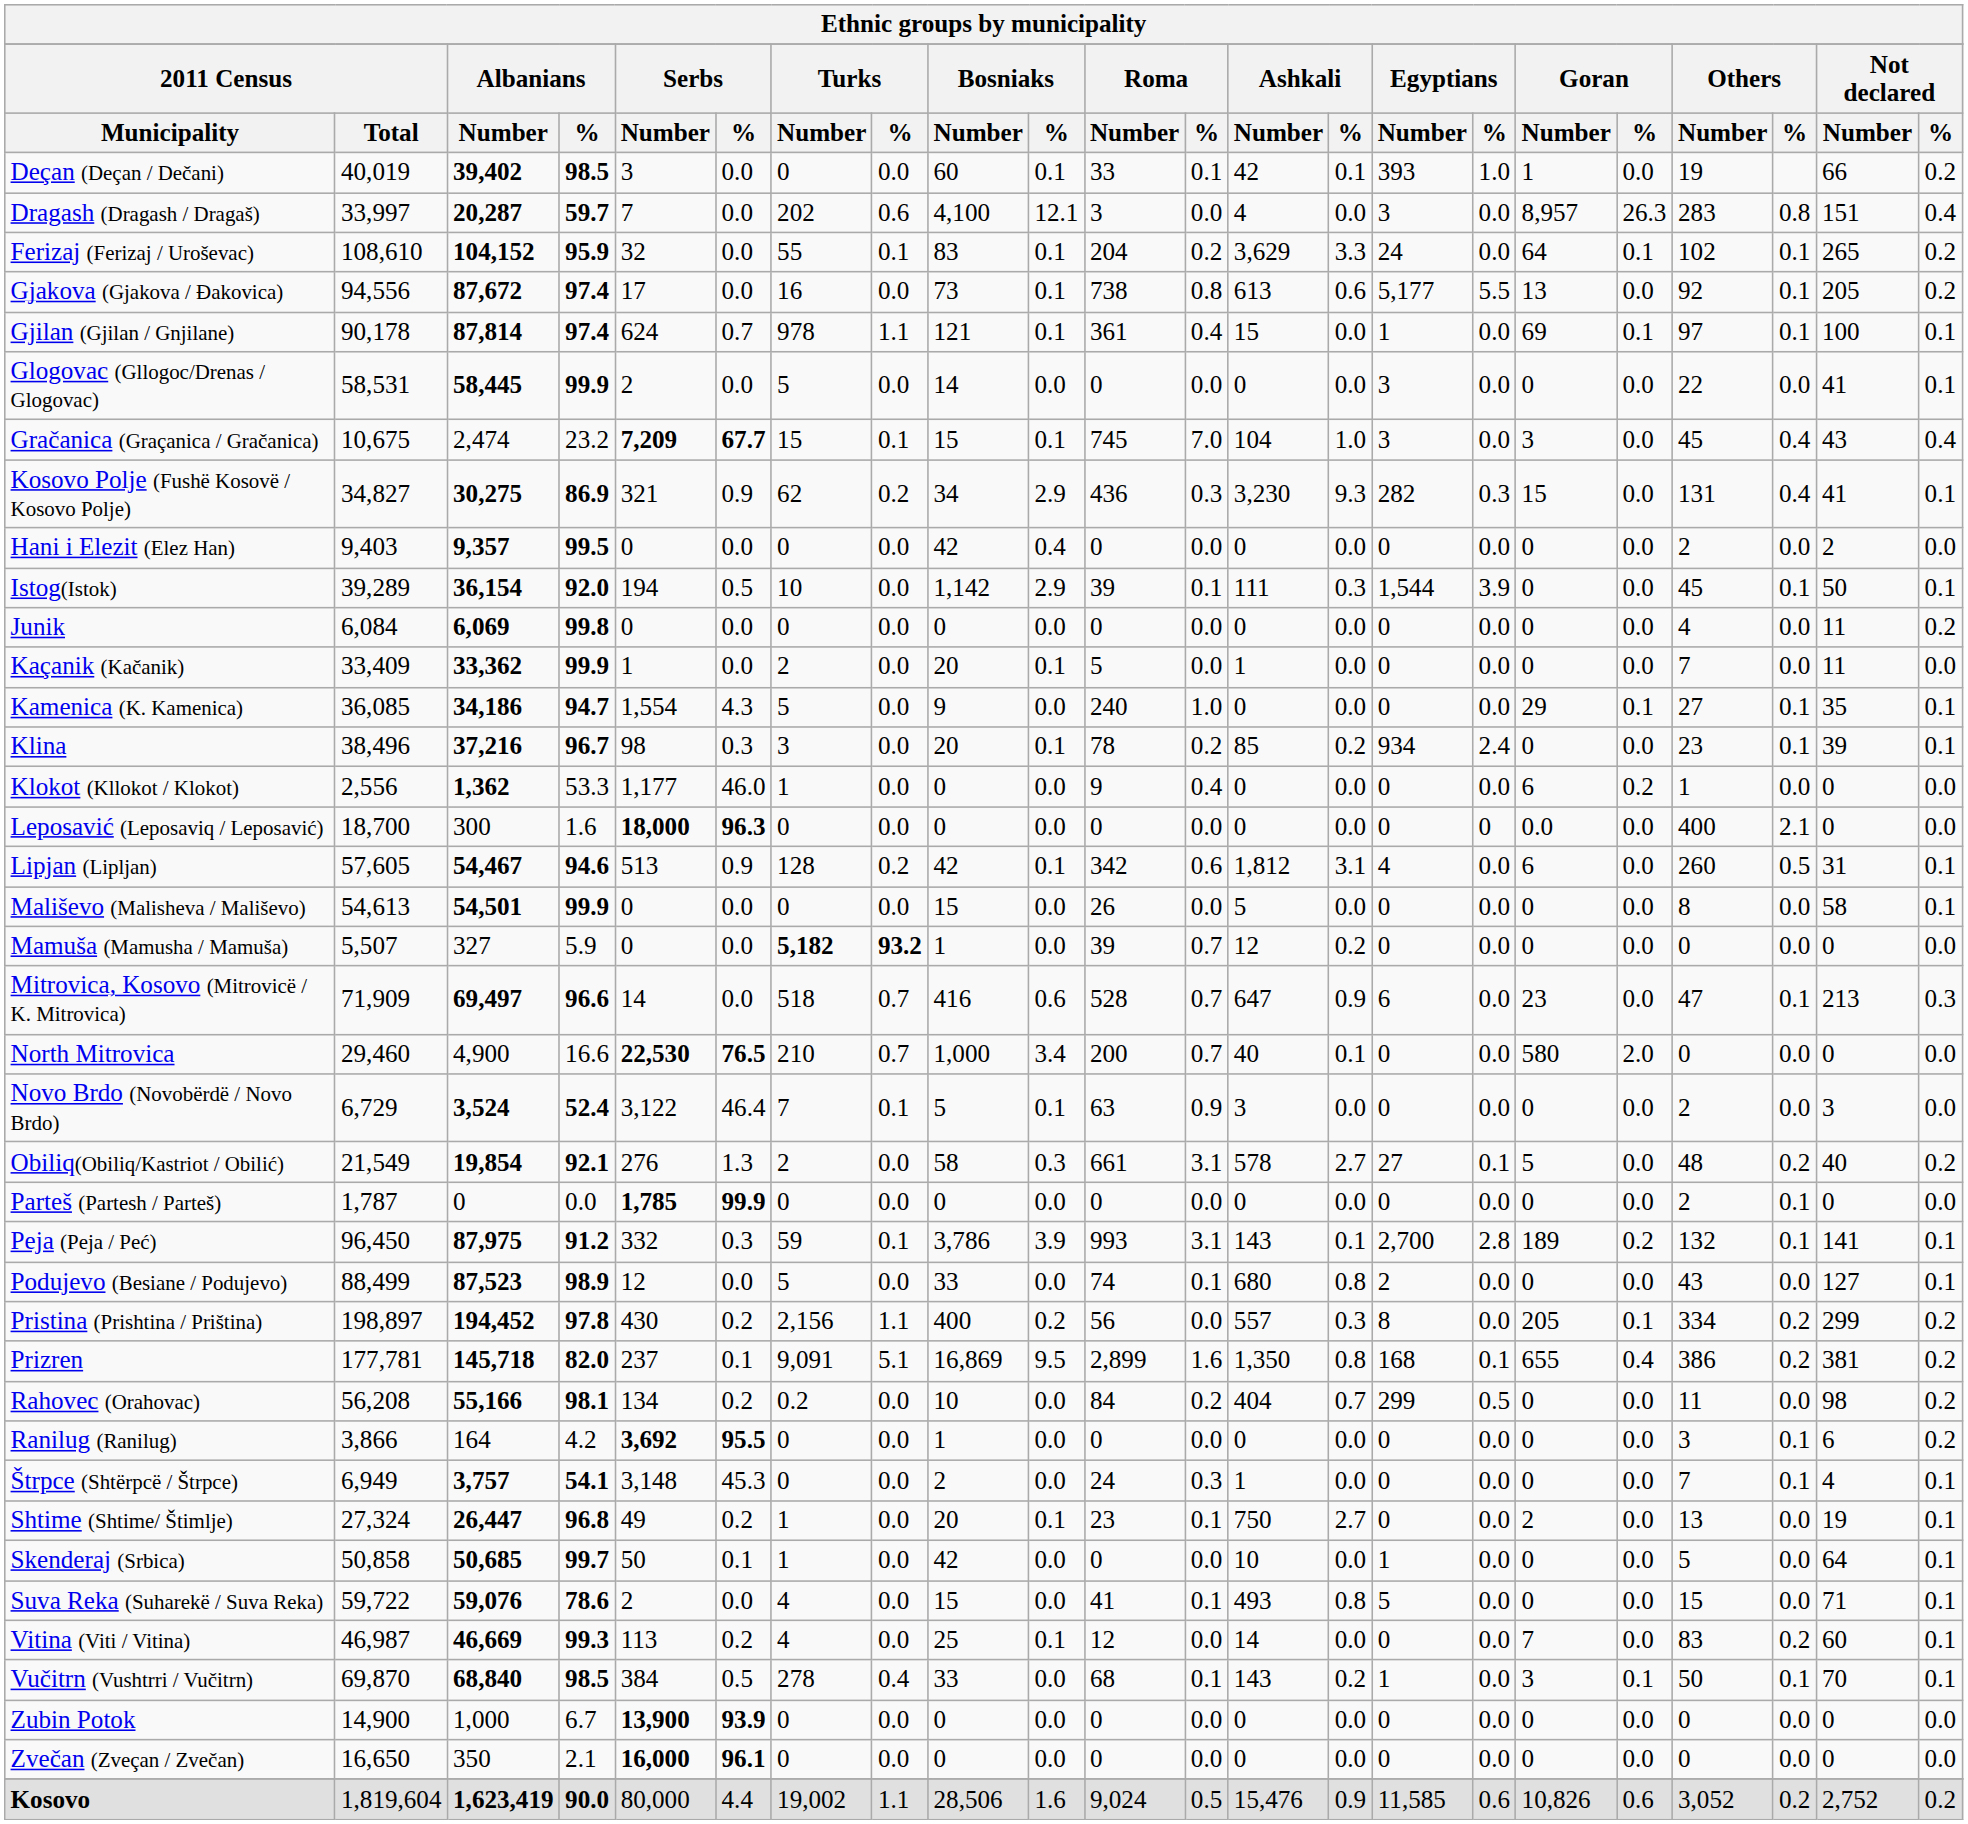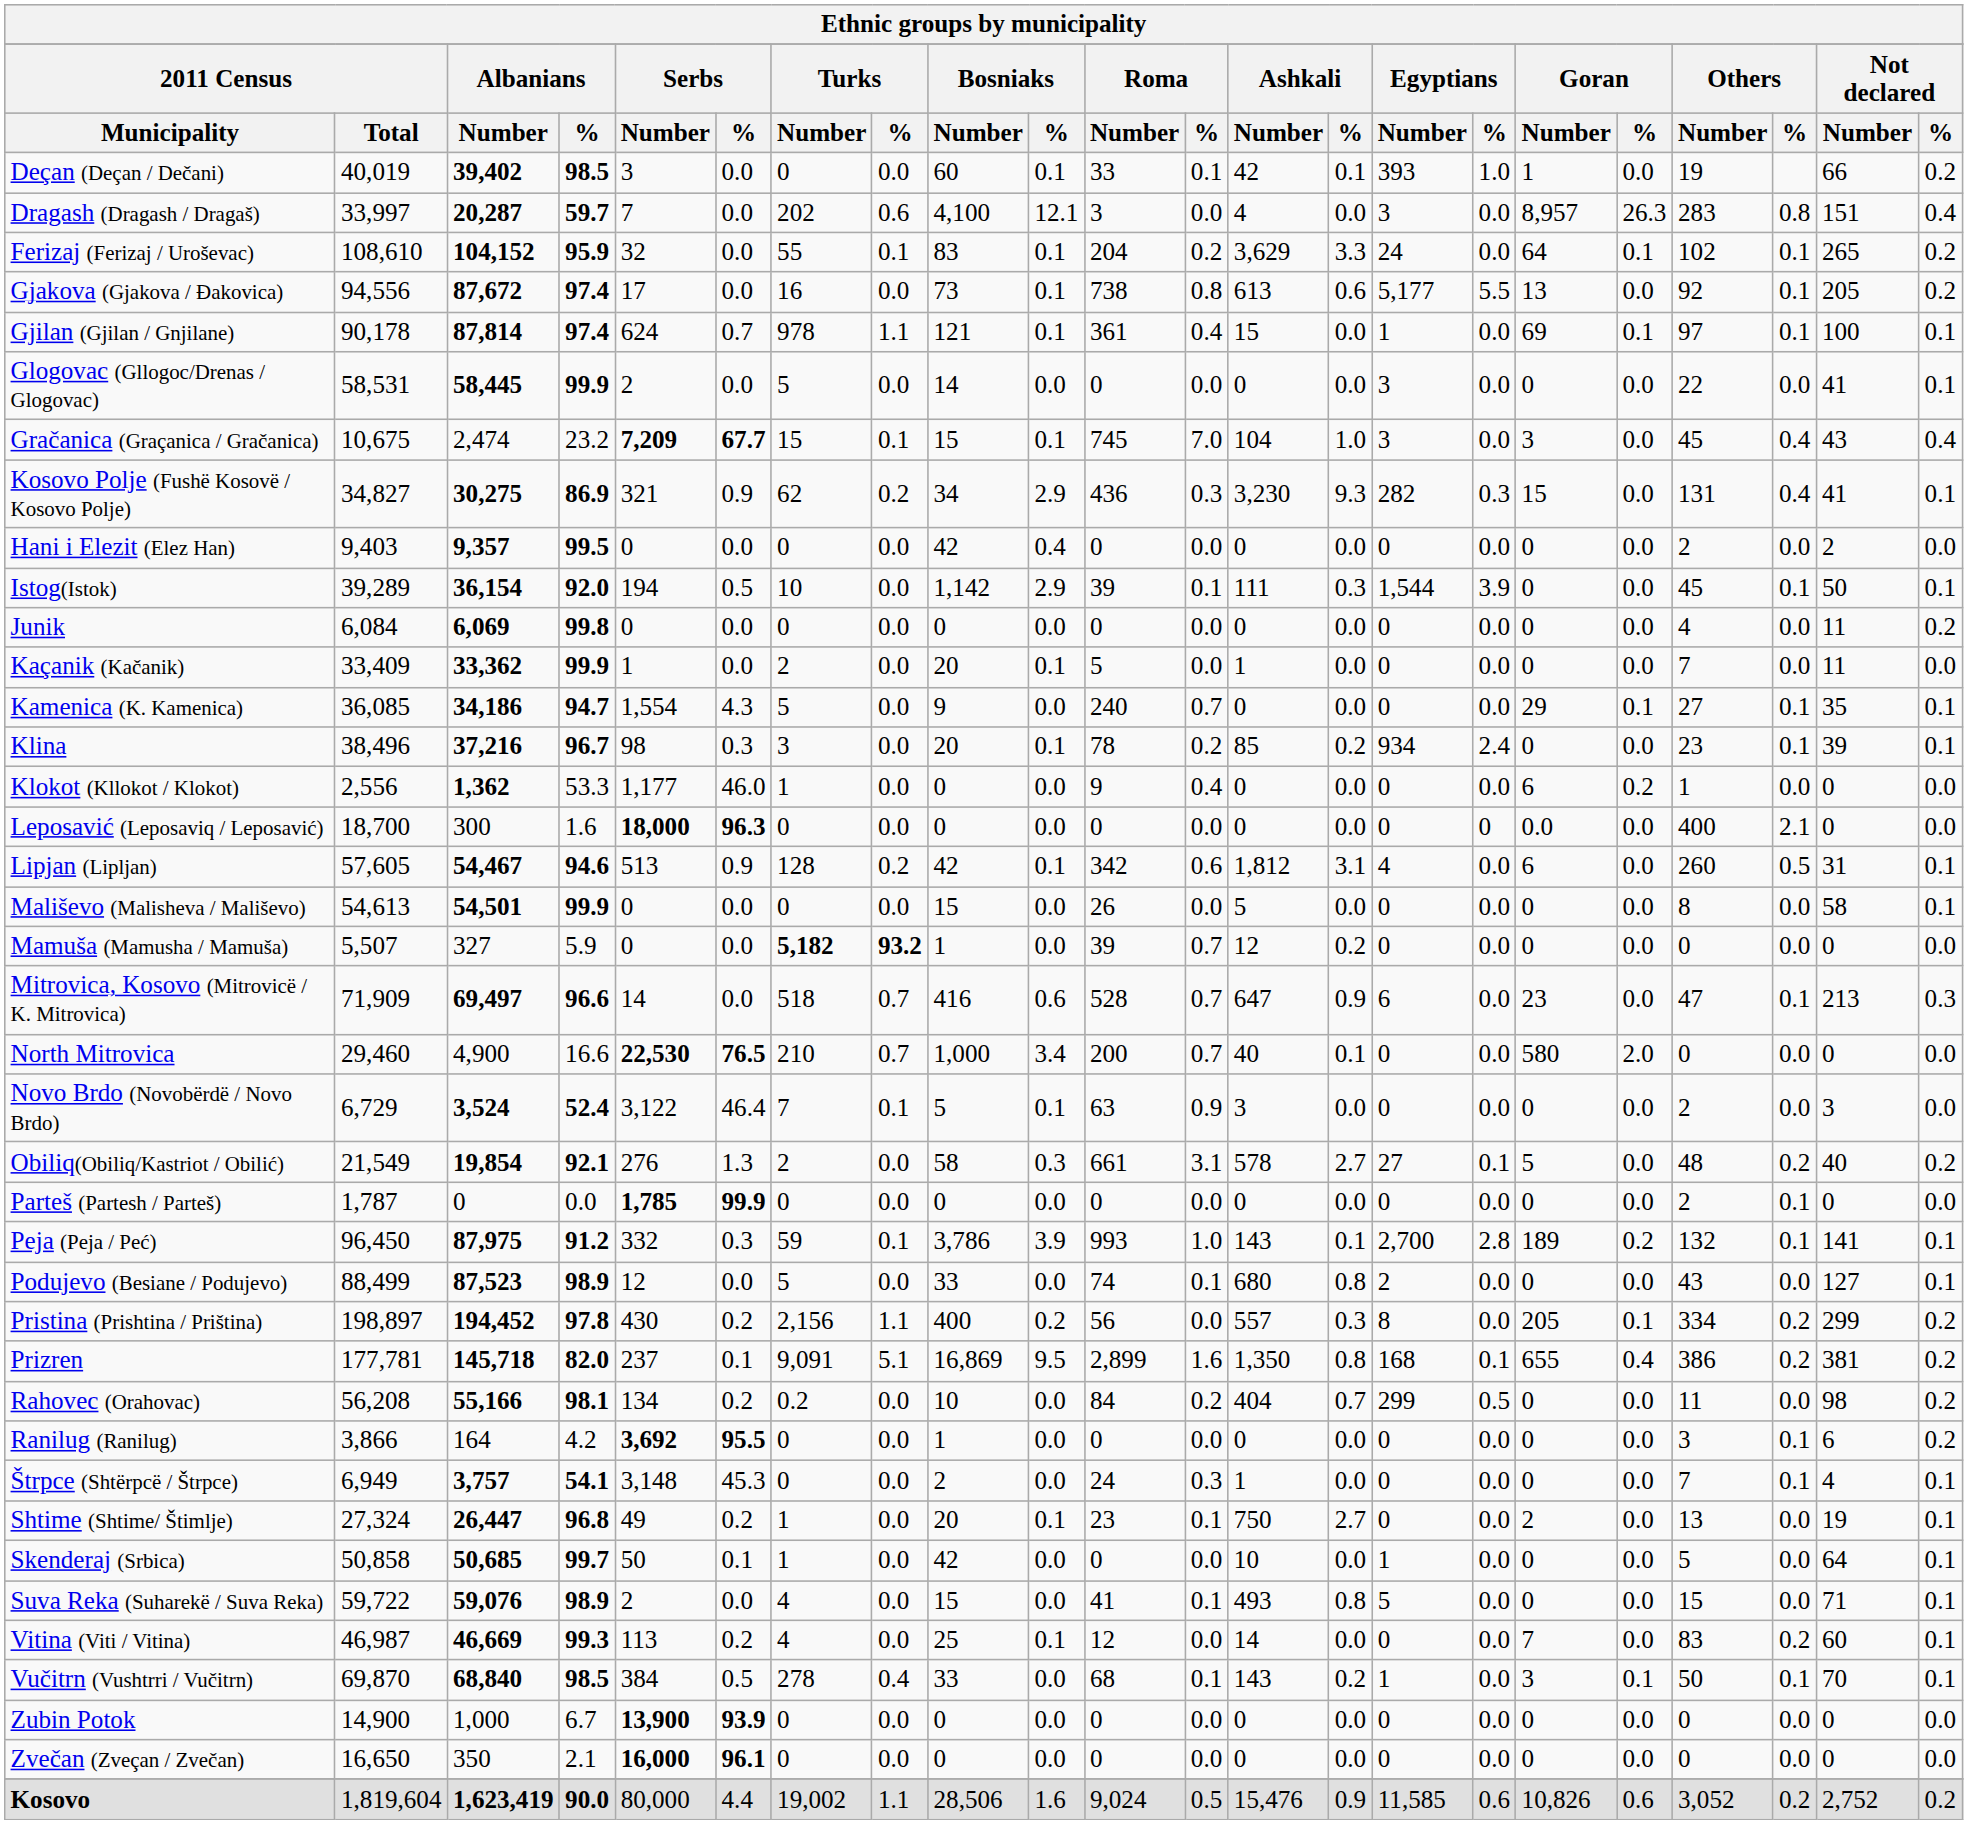(1207, 706) 1.0 -> (1207, 706) 0.7
(1207, 1241) 3.1 -> (1207, 1241) 1.0
(587, 1599) 78.6 -> (587, 1599) 98.9
